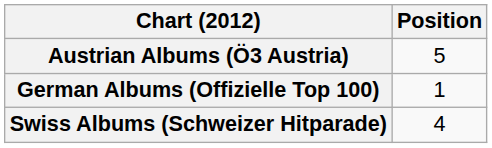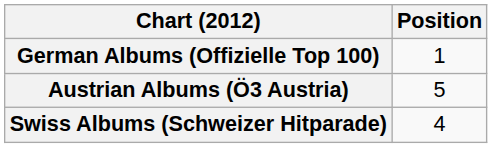rows swapped: (198, 55) <-> (198, 90)
